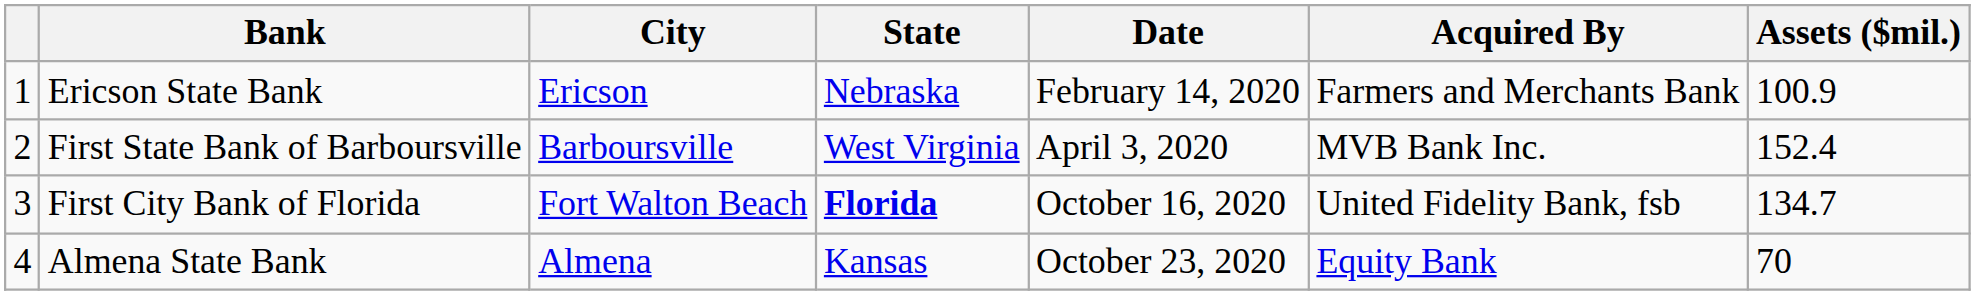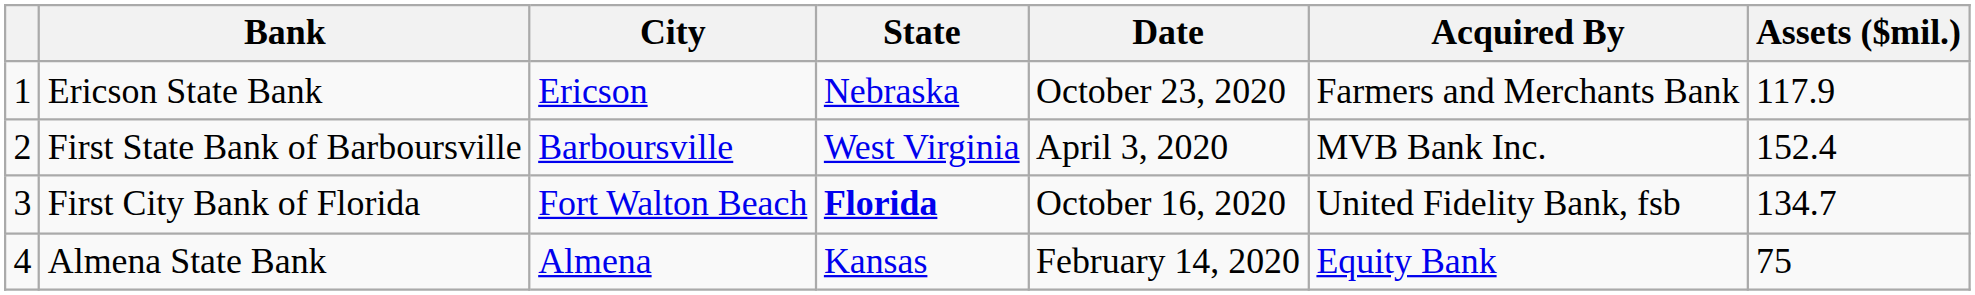(1168, 89) February 14, 2020 -> (1161, 89) October 23, 2020
(1796, 89) 100.9 -> (1796, 89) 117.9
(1161, 260) October 23, 2020 -> (1168, 260) February 14, 2020
(1774, 260) 70 -> (1774, 260) 75
